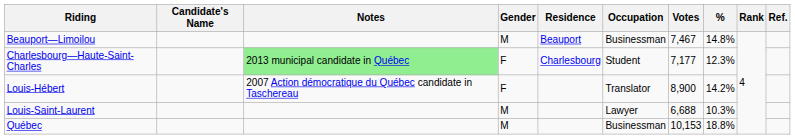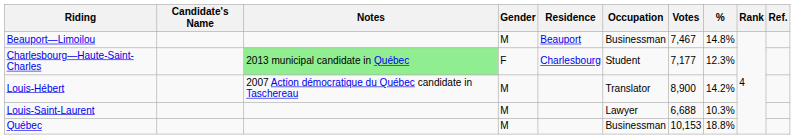(503, 88) F -> (504, 88) M
